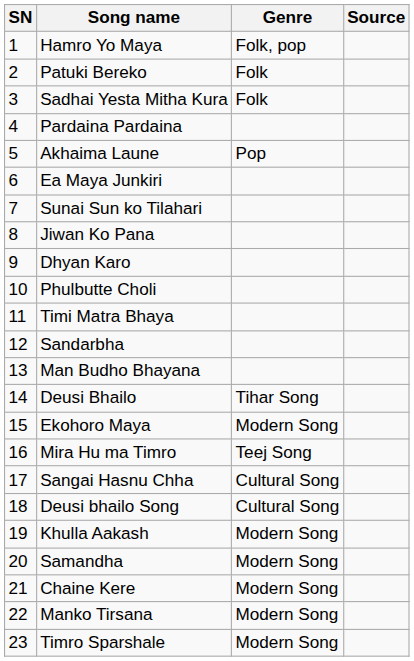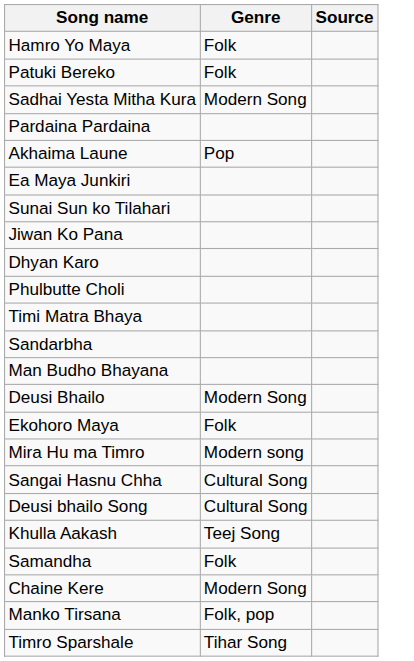- column: (20, 18)
(271, 45) Folk, pop -> (220, 45) Folk
(252, 99) Folk -> (255, 99) Modern Song
(277, 398) Tihar Song -> (255, 398) Modern Song
(287, 425) Modern Song -> (220, 425) Folk
(274, 452) Teej Song -> (254, 452) Modern song
(287, 533) Modern Song -> (242, 533) Teej Song
(287, 561) Modern Song -> (220, 561) Folk
(287, 615) Modern Song -> (239, 615) Folk, pop
(287, 642) Modern Song -> (245, 642) Tihar Song
